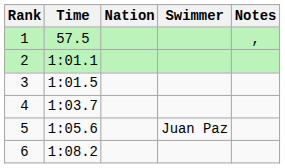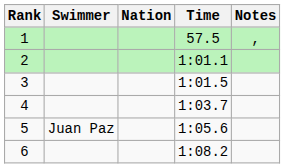columns swapped: (195, 16) <-> (73, 16)
